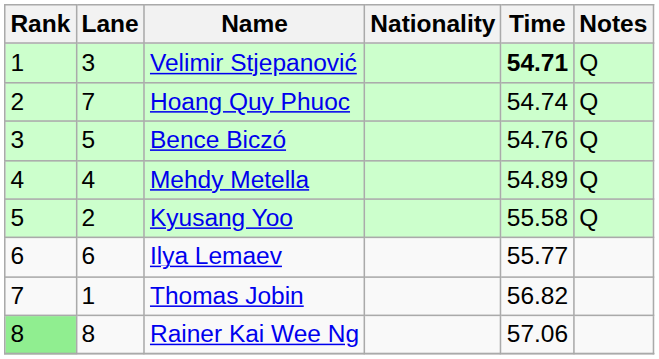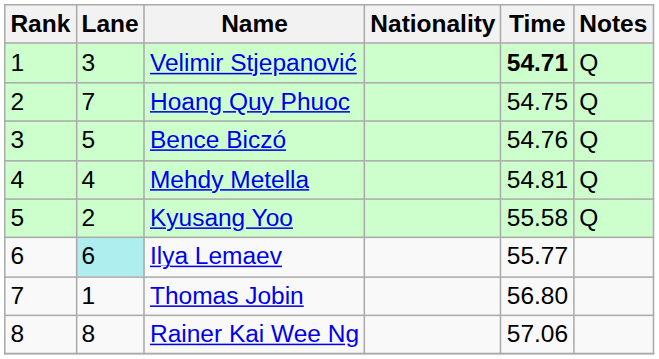(537, 101) 54.74 -> (537, 101) 54.75
(537, 179) 54.89 -> (537, 179) 54.81
(88, 256) no background -> (88, 256) paleturquoise background
(537, 295) 56.82 -> (537, 295) 56.80
(17, 334) lightgreen background -> (17, 334) no background
